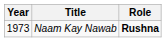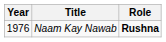(18, 28) 1973 -> (18, 28) 1976
